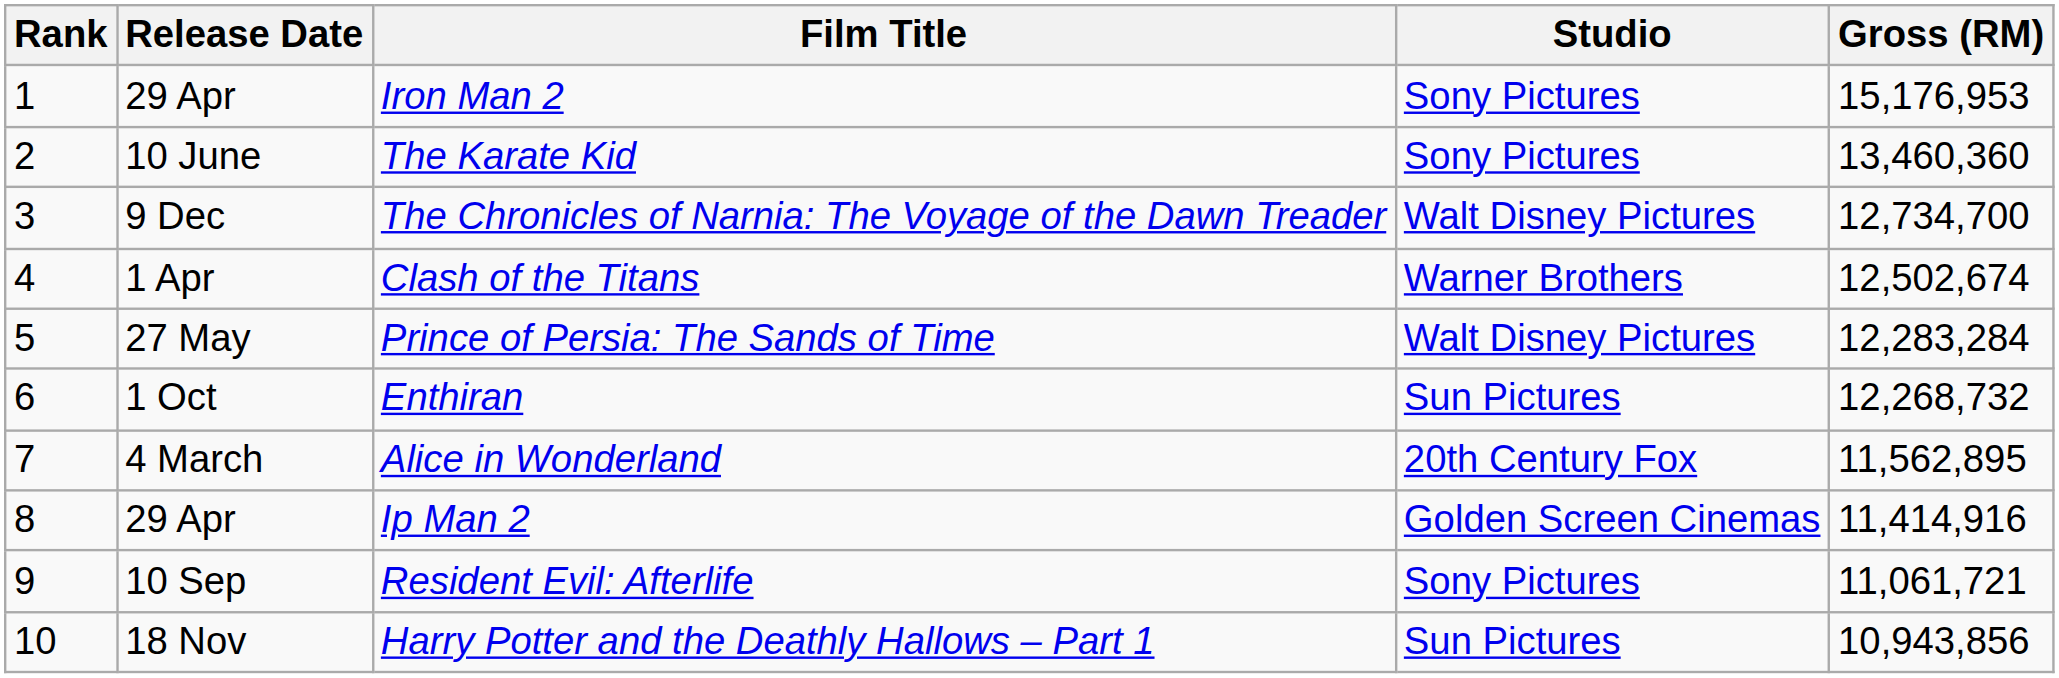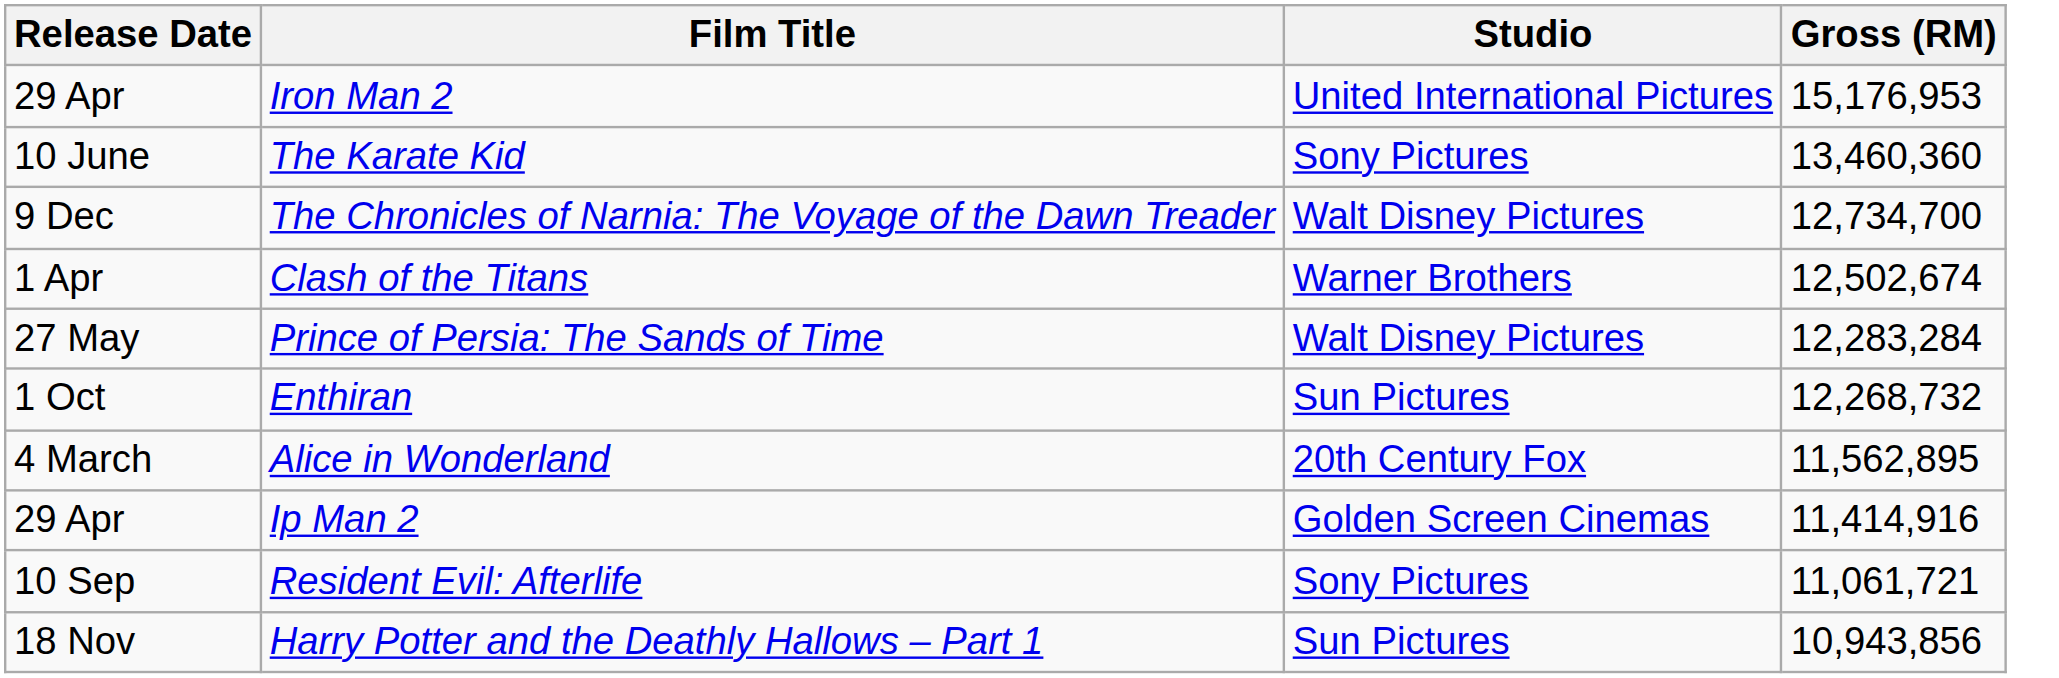- column: (61, 34)
(1522, 95) Sony Pictures -> (1533, 95) United International Pictures
